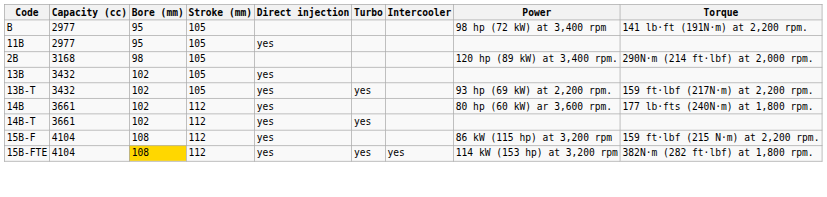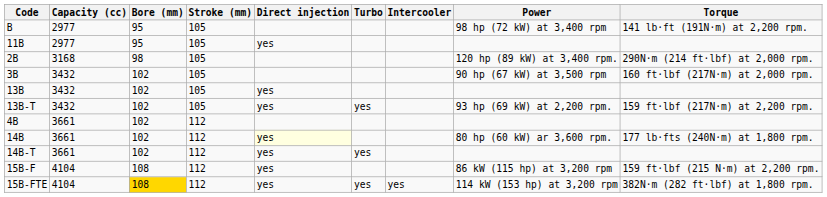+ row: (12, 75)
+ row: (12, 122)
(265, 106) no background -> (265, 138) lightyellow background
